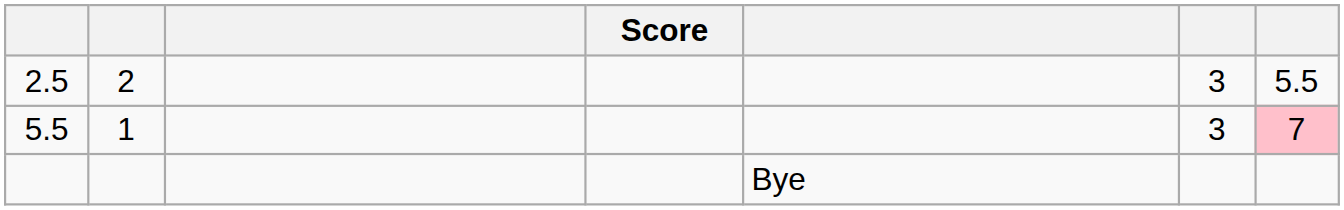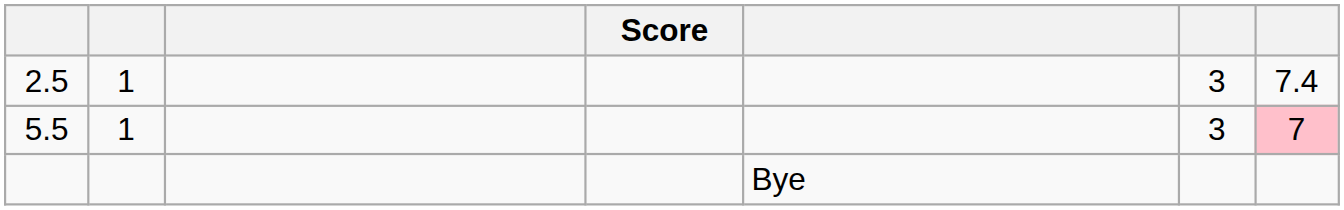(126, 80) 2 -> (126, 80) 1
(1296, 80) 5.5 -> (1296, 80) 7.4
